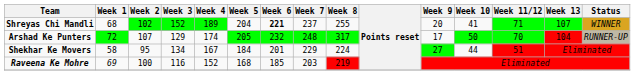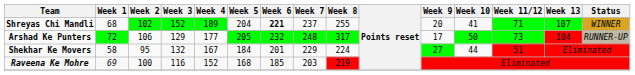(145, 37) 107 -> (145, 37) 106
(211, 37) 174 -> (211, 37) 177
(518, 37) 70 -> (518, 37) 73
(178, 50) 134 -> (178, 50) 132
